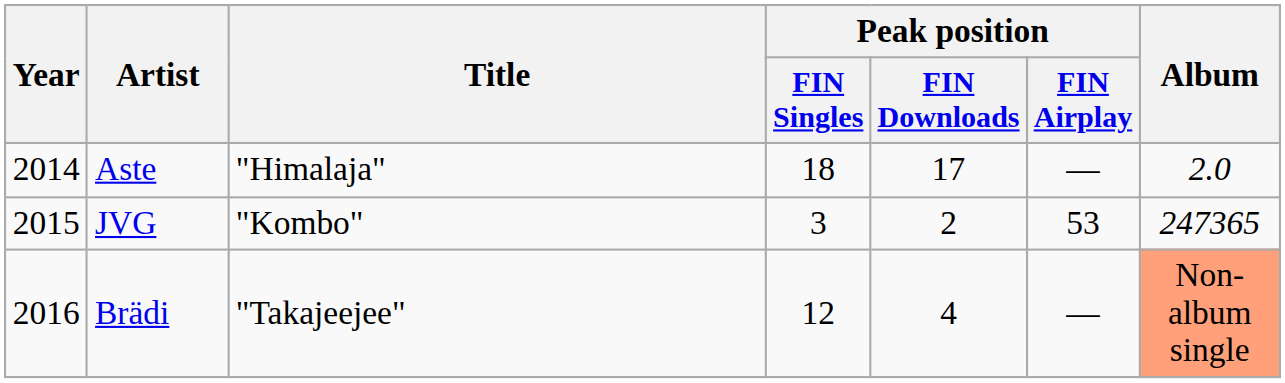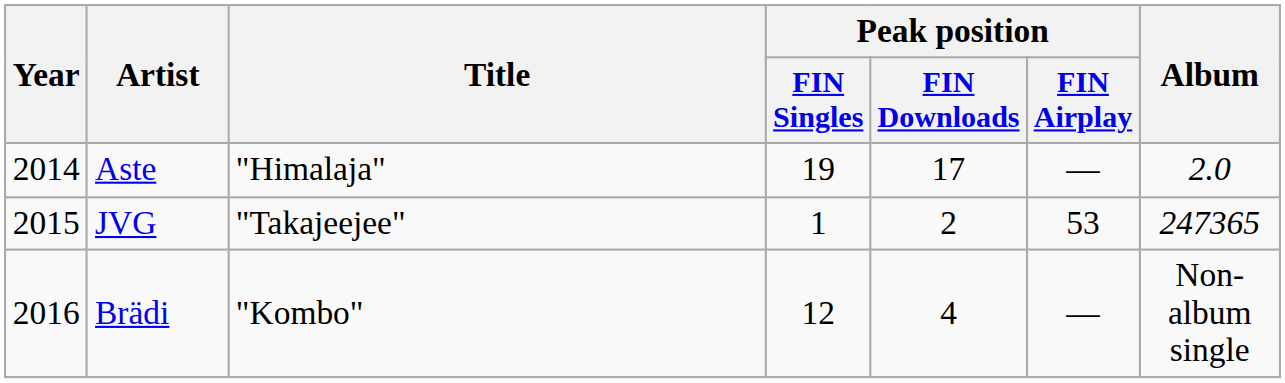(818, 169) 18 -> (818, 169) 19
(300, 222) "Kombo" -> (321, 222) "Takajeejee"
(818, 222) 3 -> (818, 222) 1
(321, 312) "Takajeejee" -> (300, 312) "Kombo"
(1210, 312) lightsalmon background -> (1210, 312) no background
